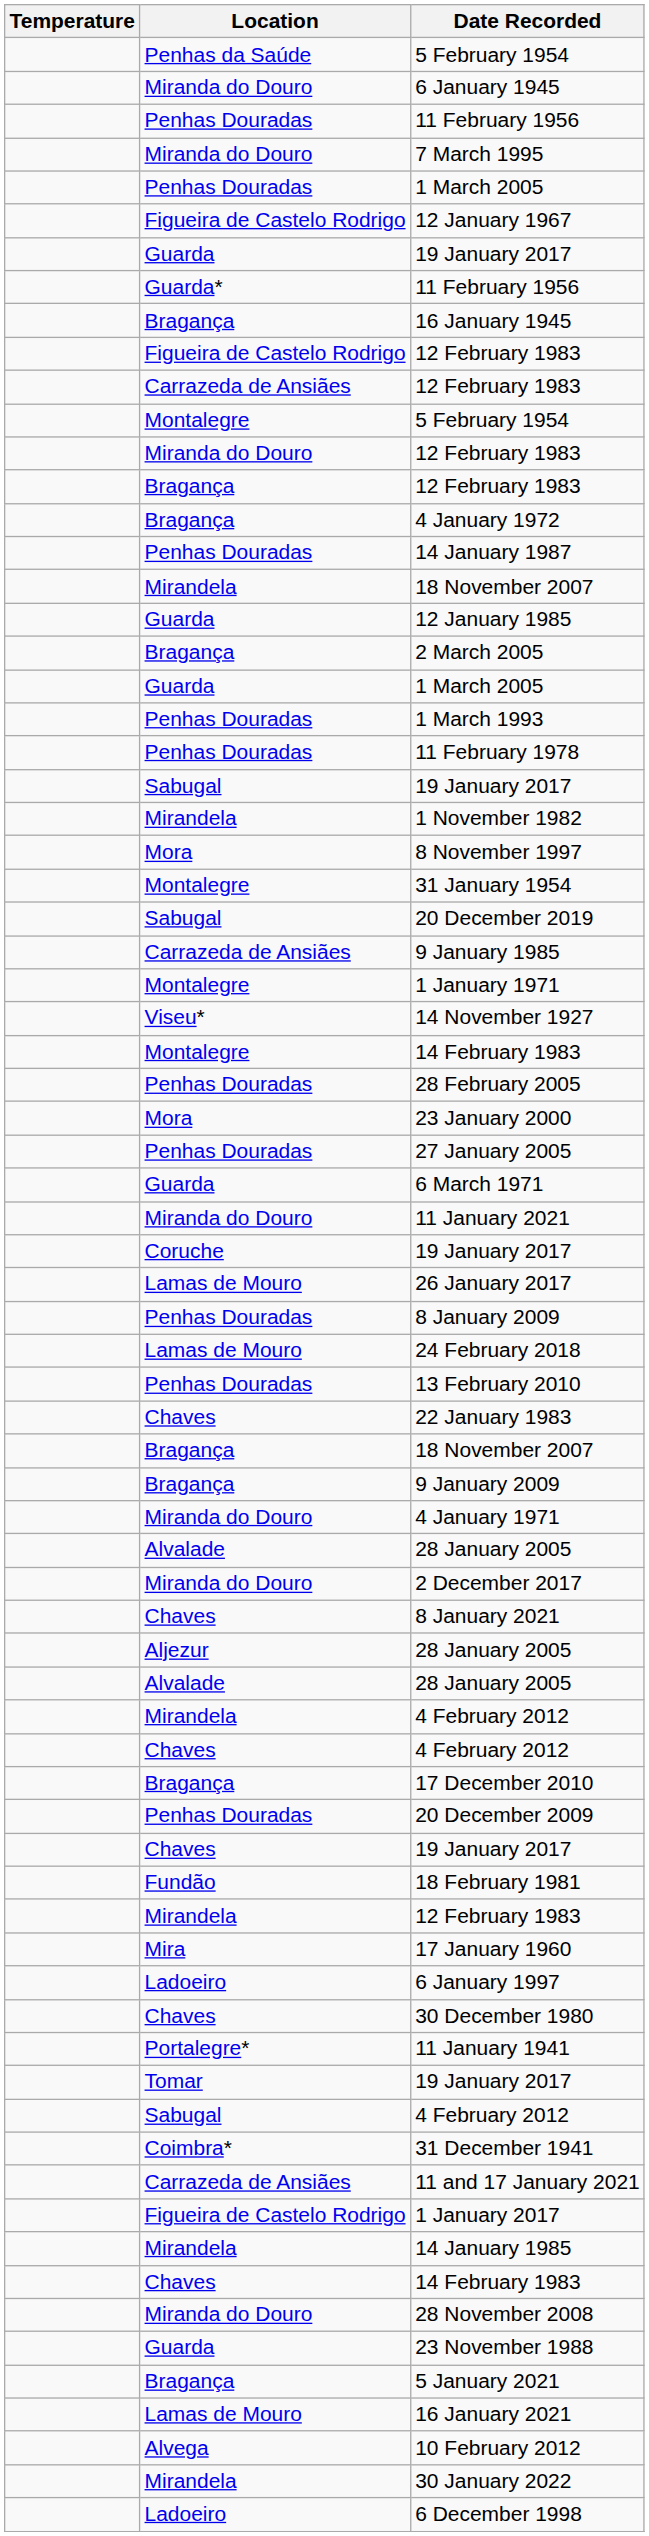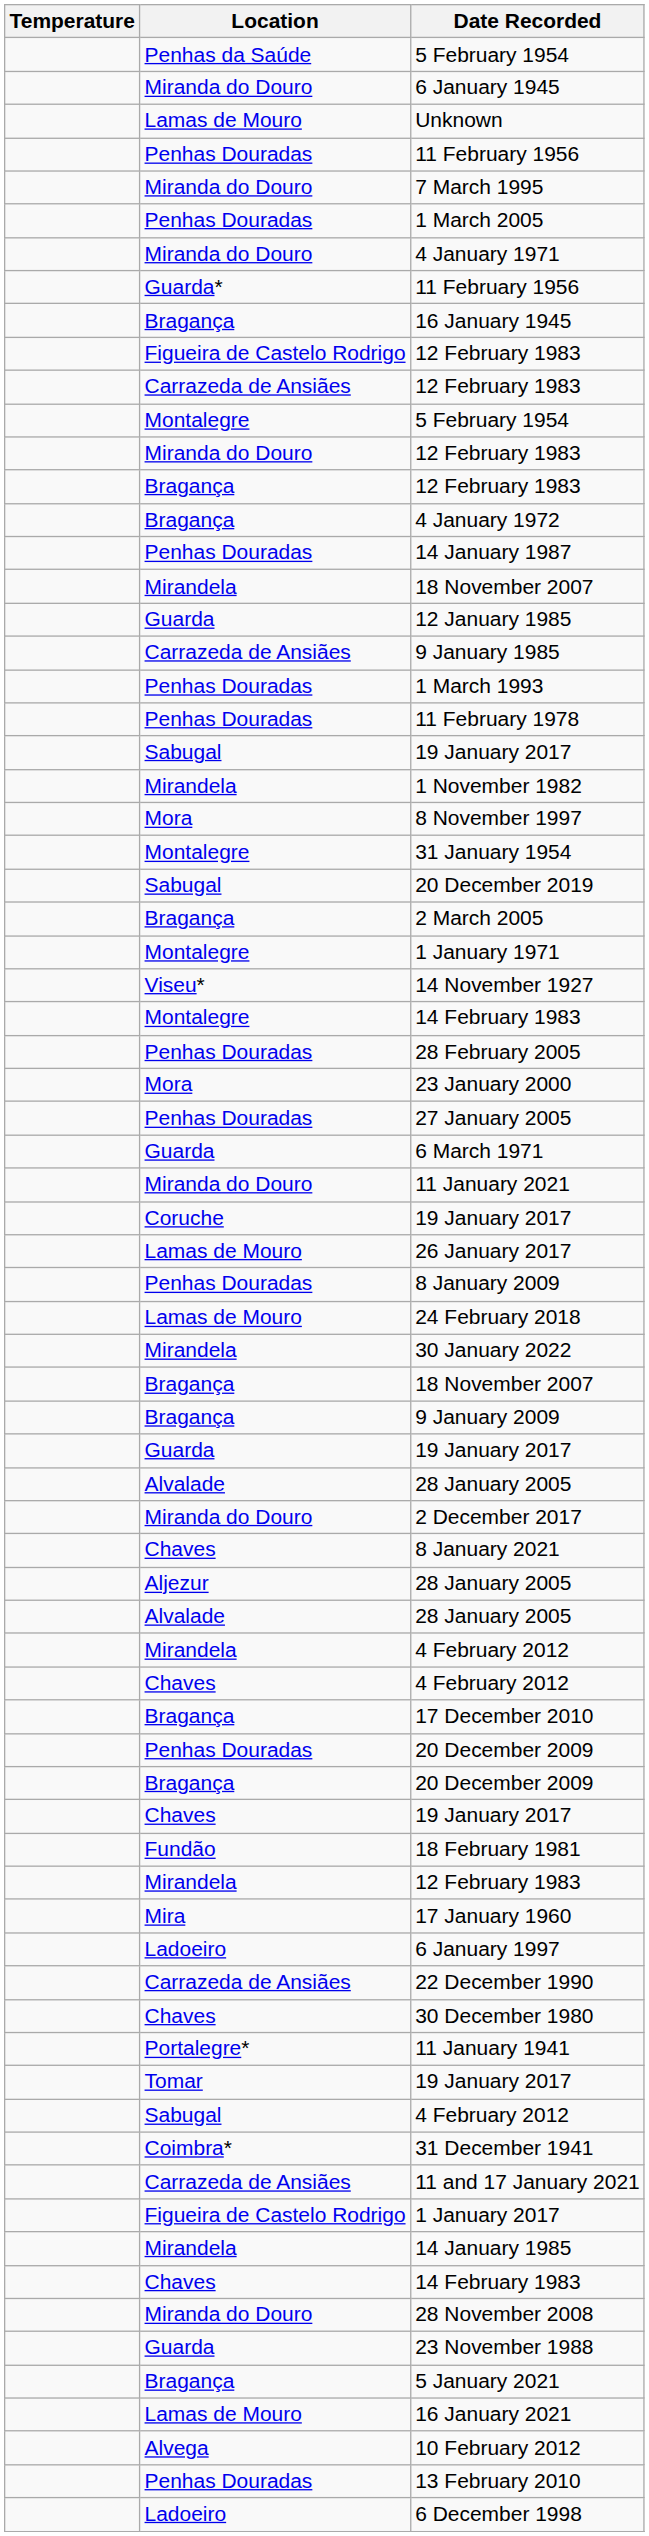+ row: (223, 120)
- row: (275, 220)
rows swapped: (228, 1516) <-> (180, 253)
rows swapped: (189, 652) <-> (248, 951)
- row: (180, 685)
rows swapped: (228, 1384) <-> (191, 2480)
- row: (180, 1417)
+ row: (189, 1782)
+ row: (248, 1982)
